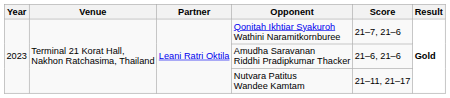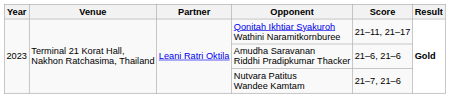(378, 32) 21–7, 21–6 -> (382, 32) 21–11, 21–17
(382, 81) 21–11, 21–17 -> (378, 81) 21–7, 21–6
